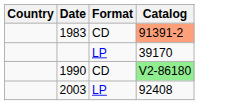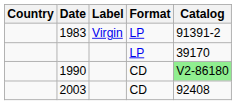+ column: (108, 14)
(101, 33) CD -> (137, 33) LP
(161, 33) lightsalmon background -> (198, 33) no background
(99, 90) LP -> (138, 90) CD
